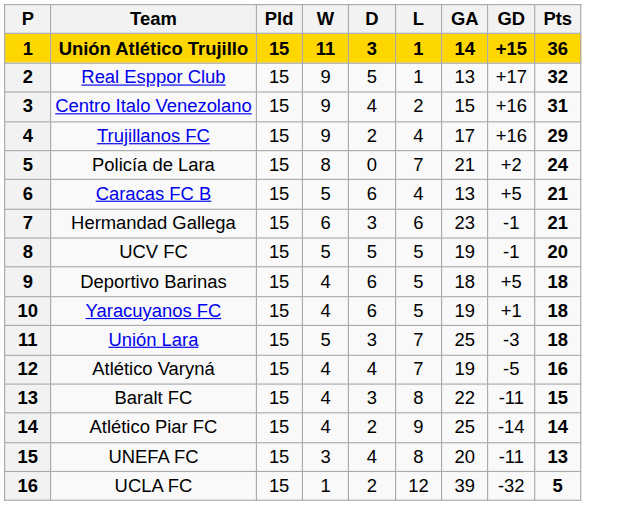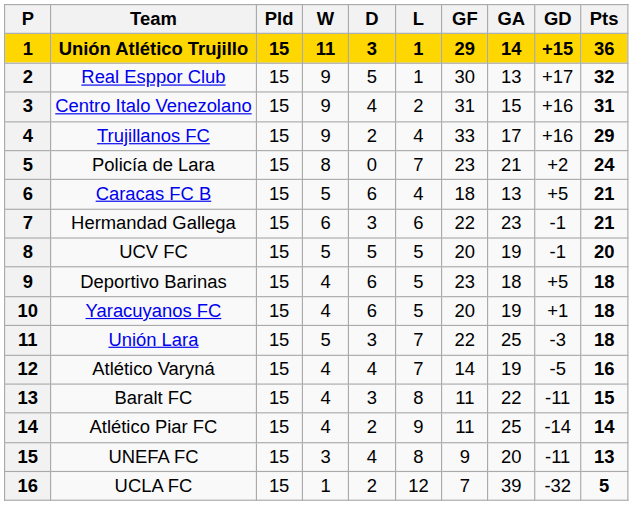+ column: (465, 19)
